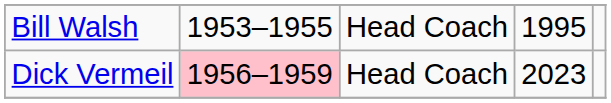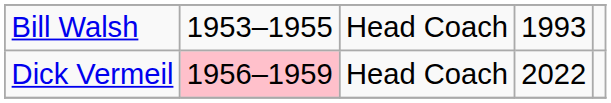(554, 27) 1995 -> (554, 27) 1993
(554, 73) 2023 -> (554, 73) 2022
